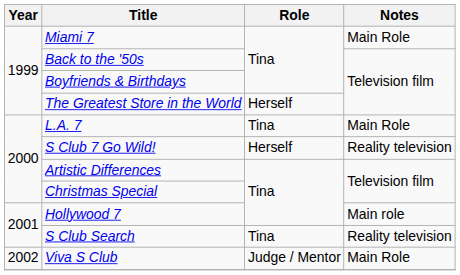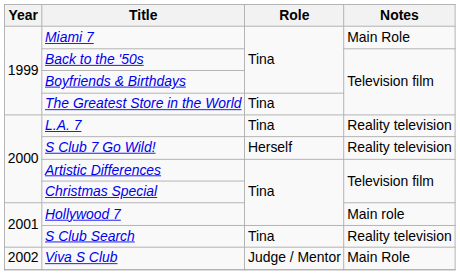(270, 103) Herself -> (261, 103) Tina
(379, 125) Main Role -> (399, 125) Reality television
